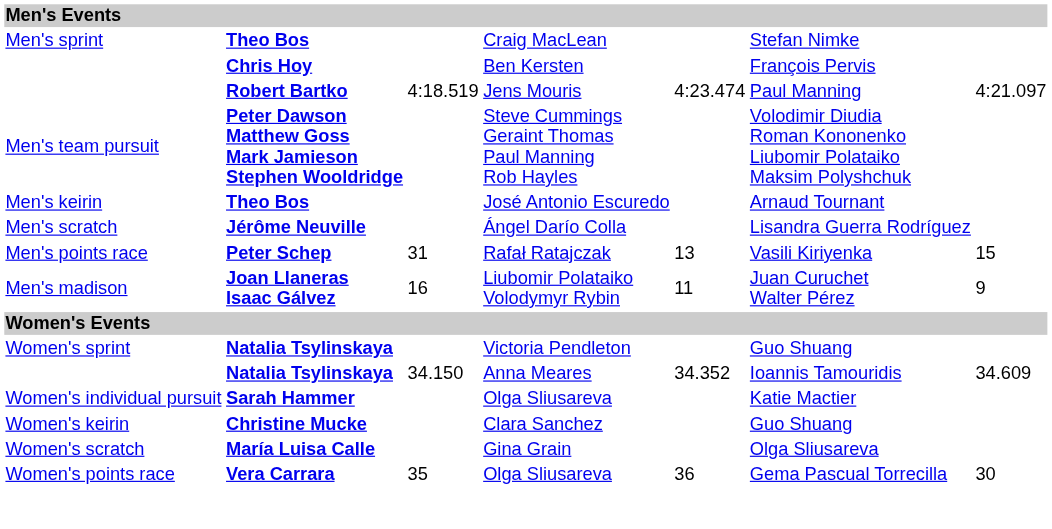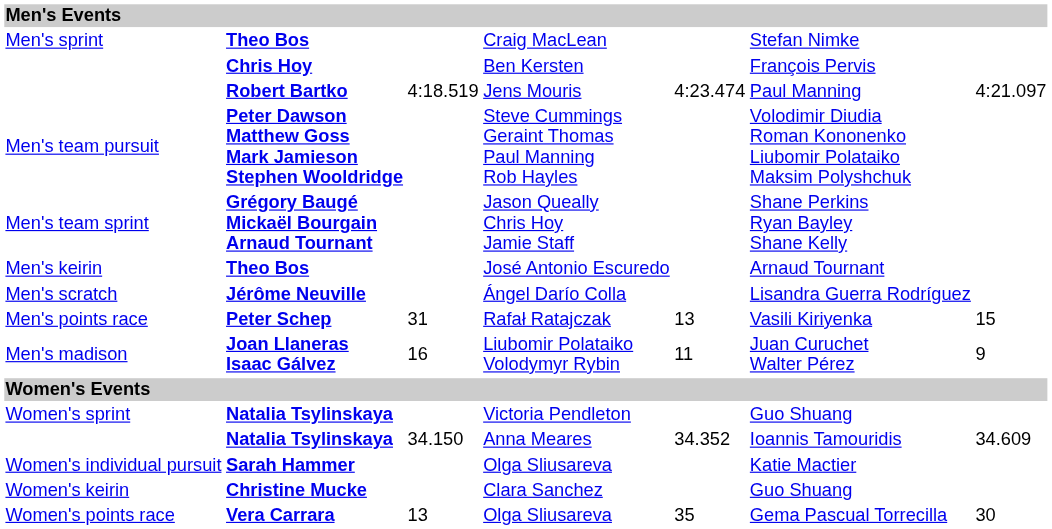+ row: (77, 223)
- row: (75, 448)
(418, 473) 35 -> (418, 514) 13
(684, 473) 36 -> (684, 514) 35
